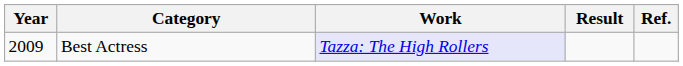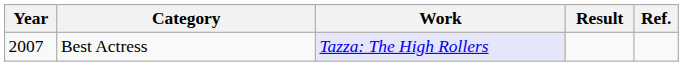(26, 46) 2009 -> (26, 46) 2007
